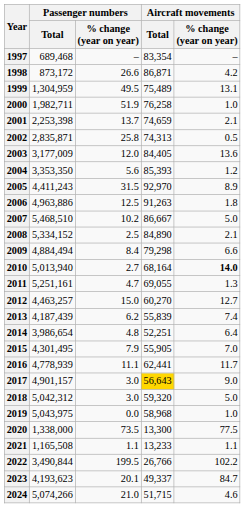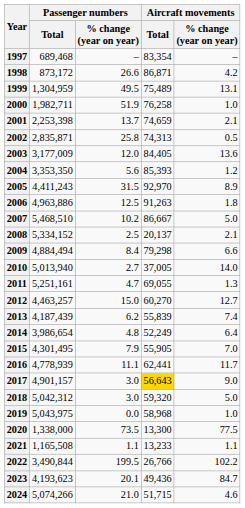(158, 235) 84,890 -> (158, 235) 20,137
(158, 267) 68,164 -> (158, 267) 37,005
(229, 267) bold -> (229, 267) normal
(158, 332) 52,251 -> (158, 332) 52,249
(158, 478) 49,337 -> (158, 478) 49,436
